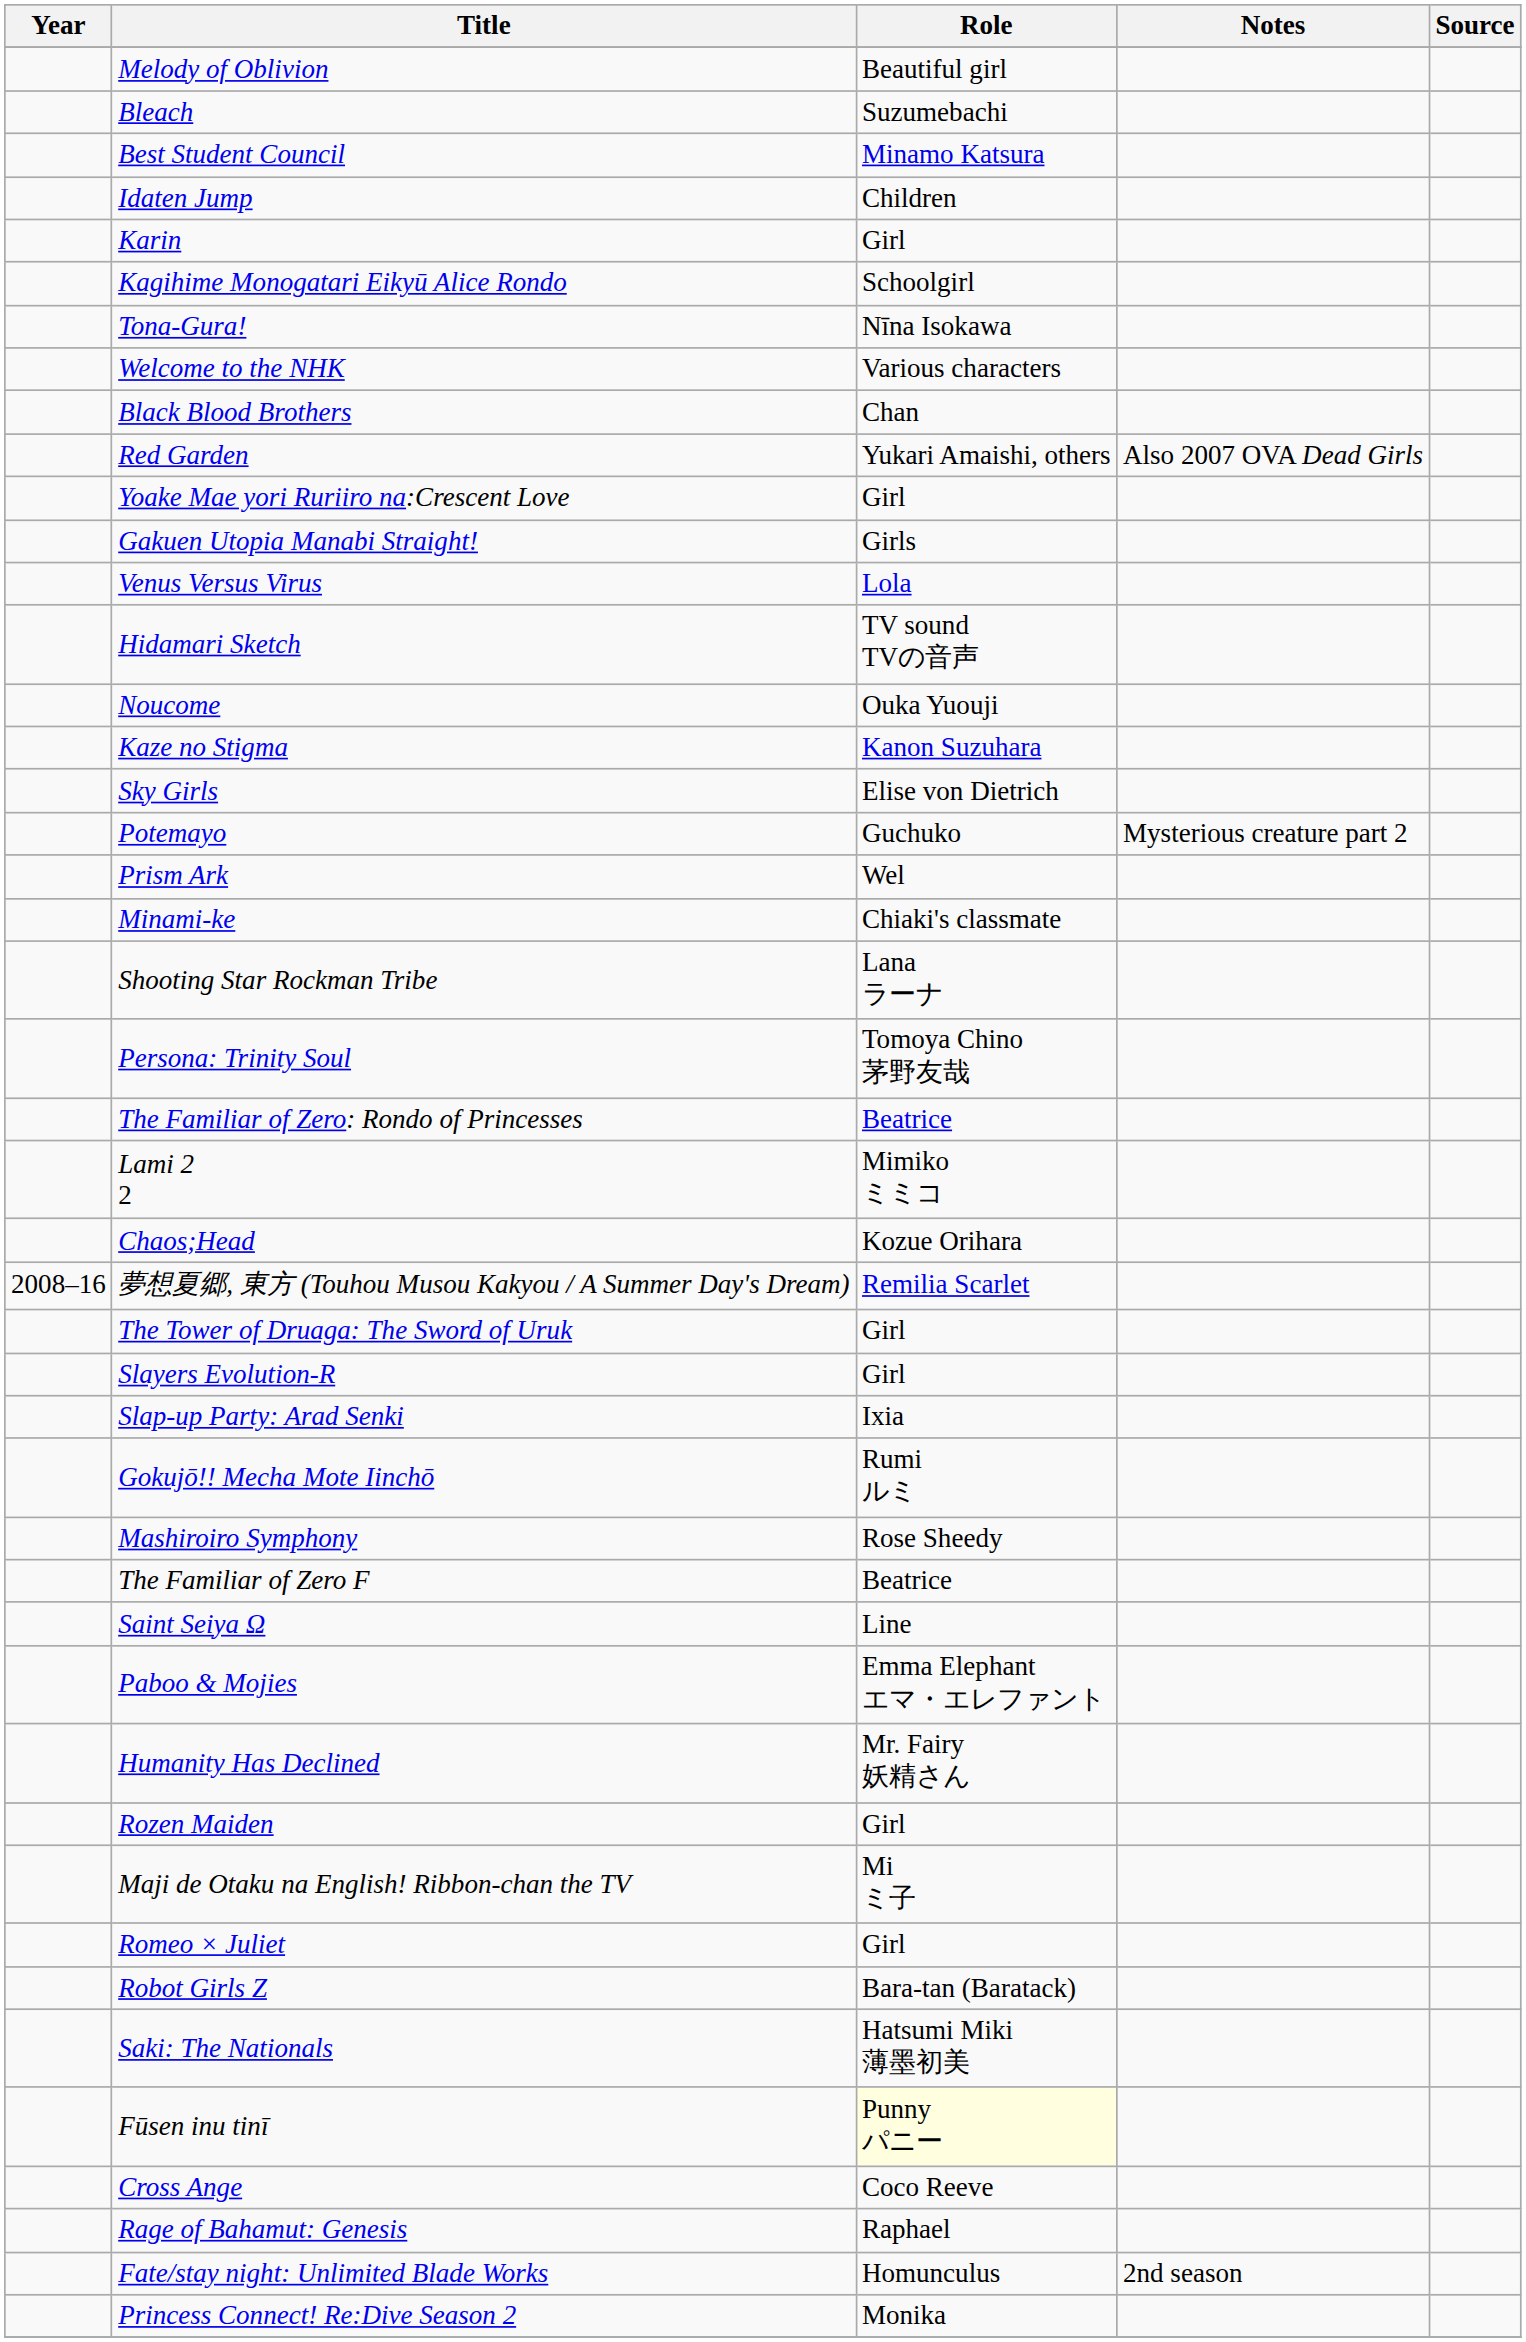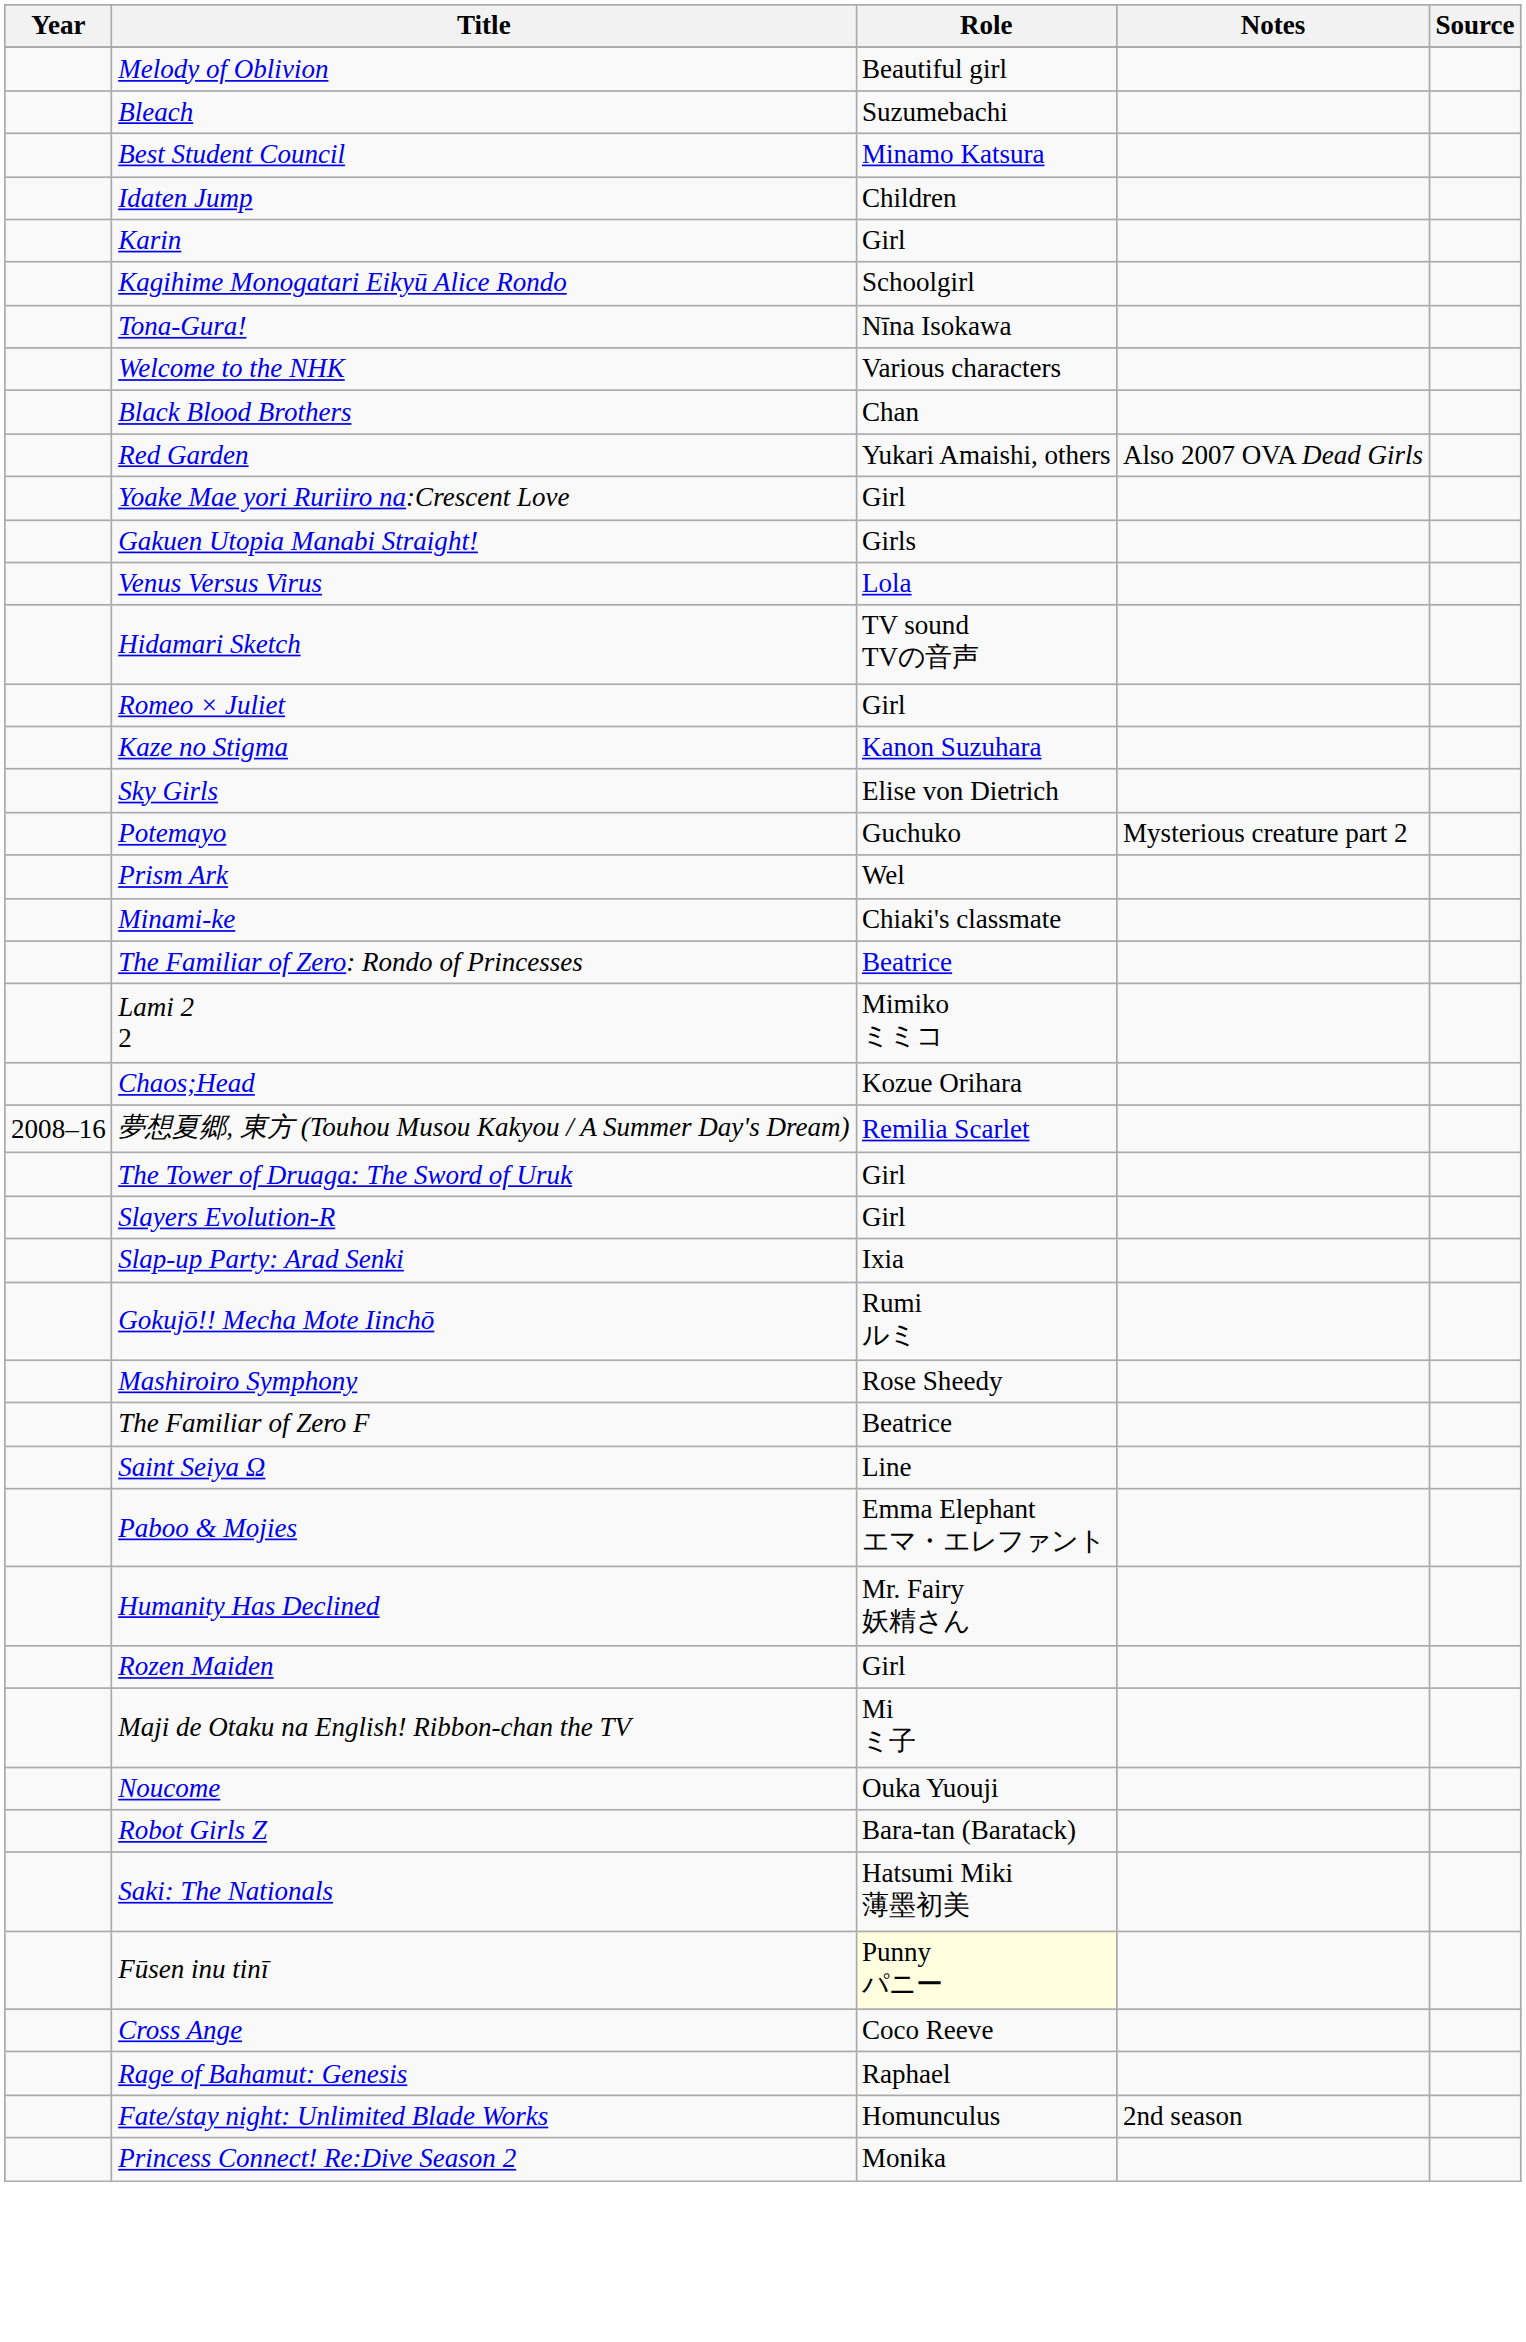rows swapped: (202, 1944) <-> (169, 704)
- row: (278, 979)
- row: (235, 1058)
